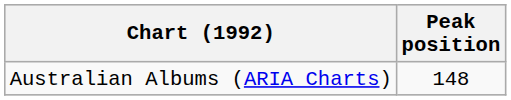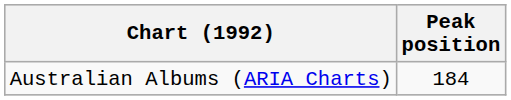(451, 79) 148 -> (451, 79) 184
